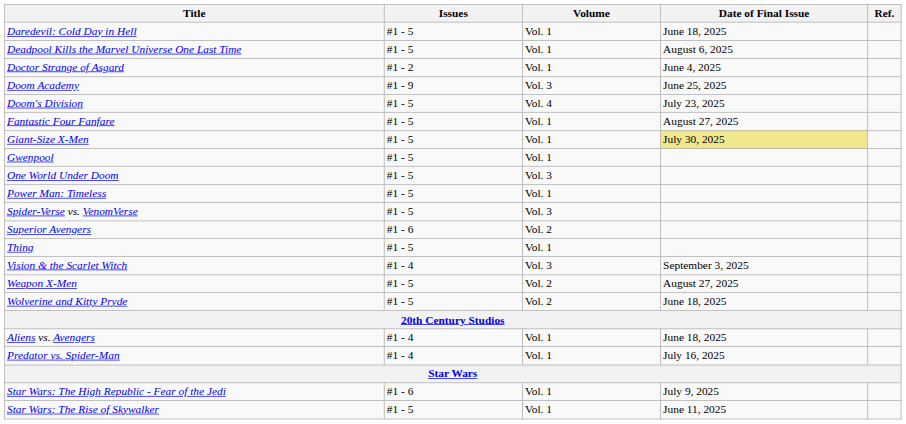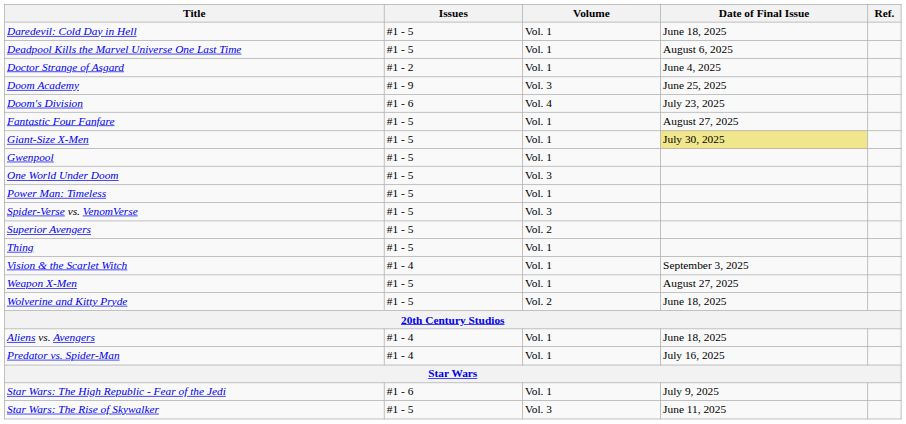(400, 103) #1 - 5 -> (400, 103) #1 - 6
(400, 229) #1 - 6 -> (400, 229) #1 - 5
(538, 265) Vol. 3 -> (538, 265) Vol. 1
(538, 283) Vol. 2 -> (538, 283) Vol. 1
(538, 409) Vol. 1 -> (538, 409) Vol. 3
